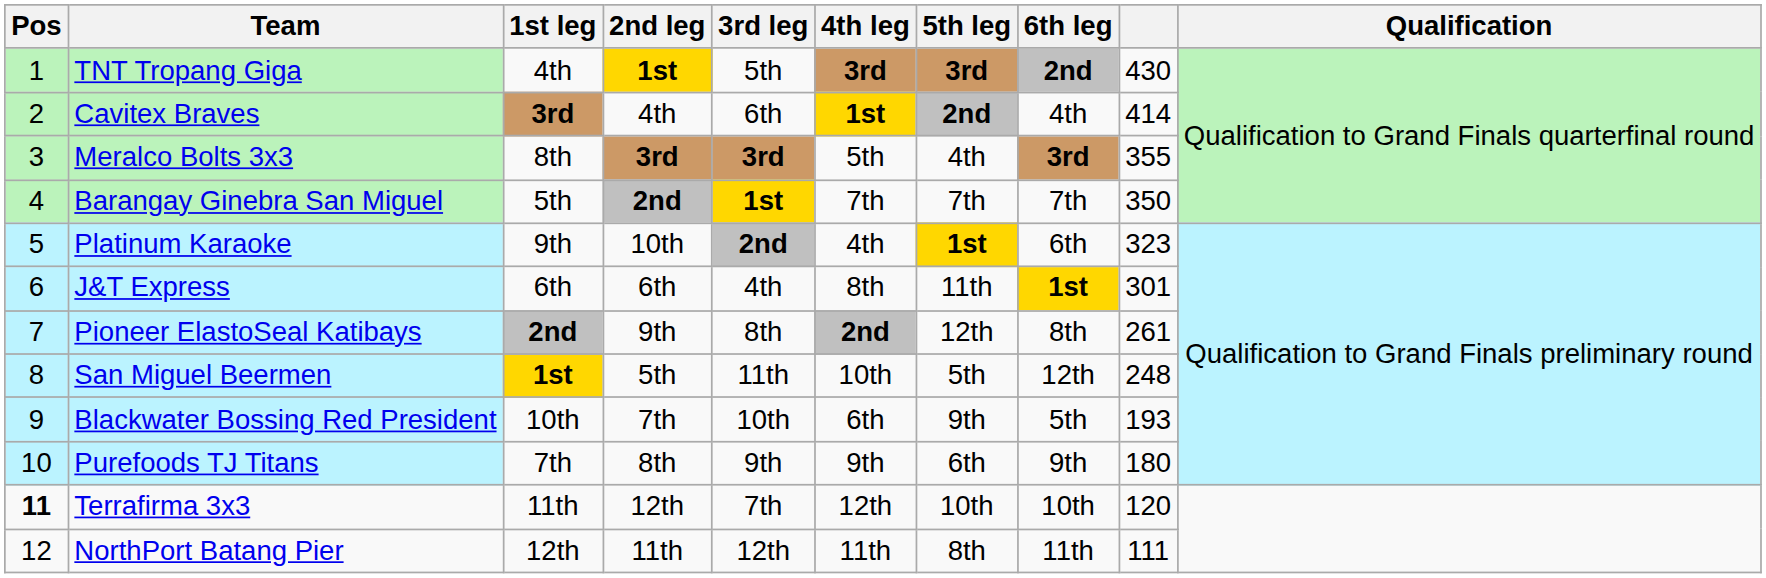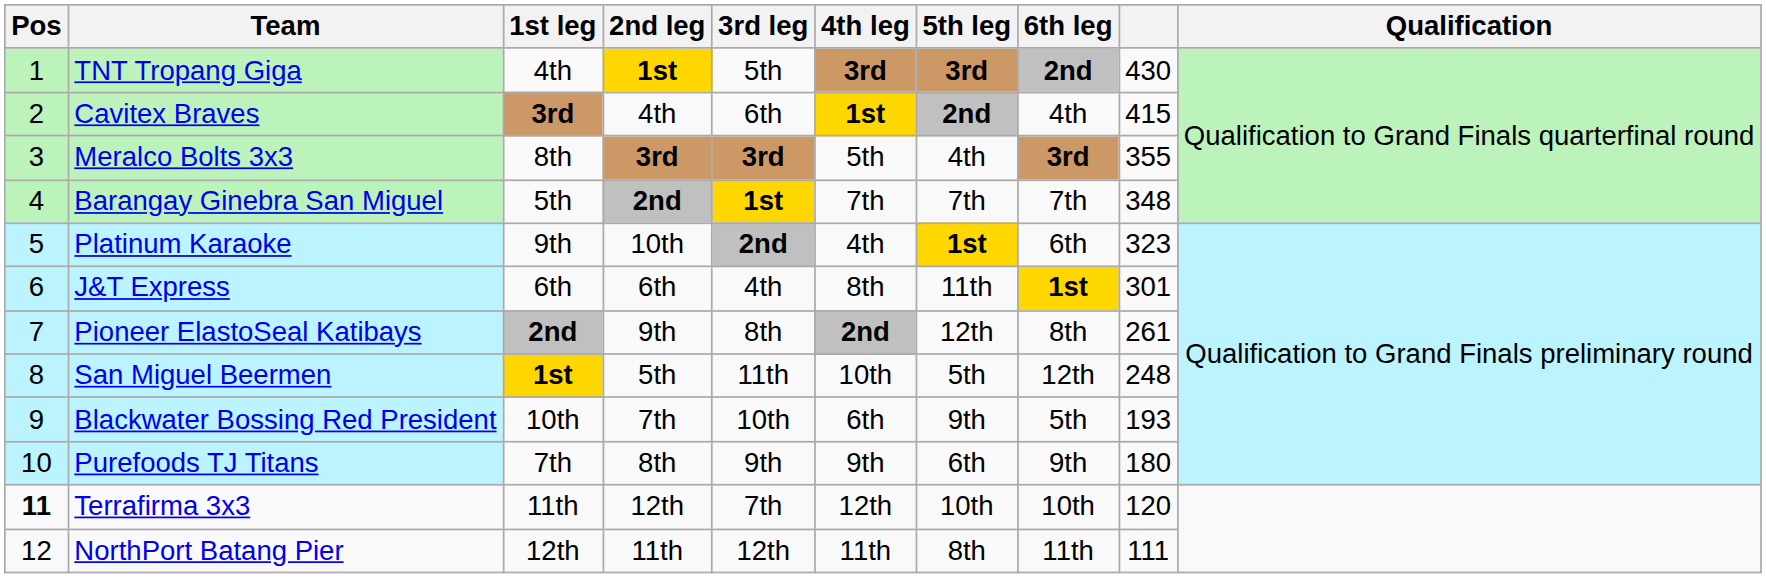(1148, 113) 414 -> (1148, 113) 415
(1148, 200) 350 -> (1148, 200) 348
